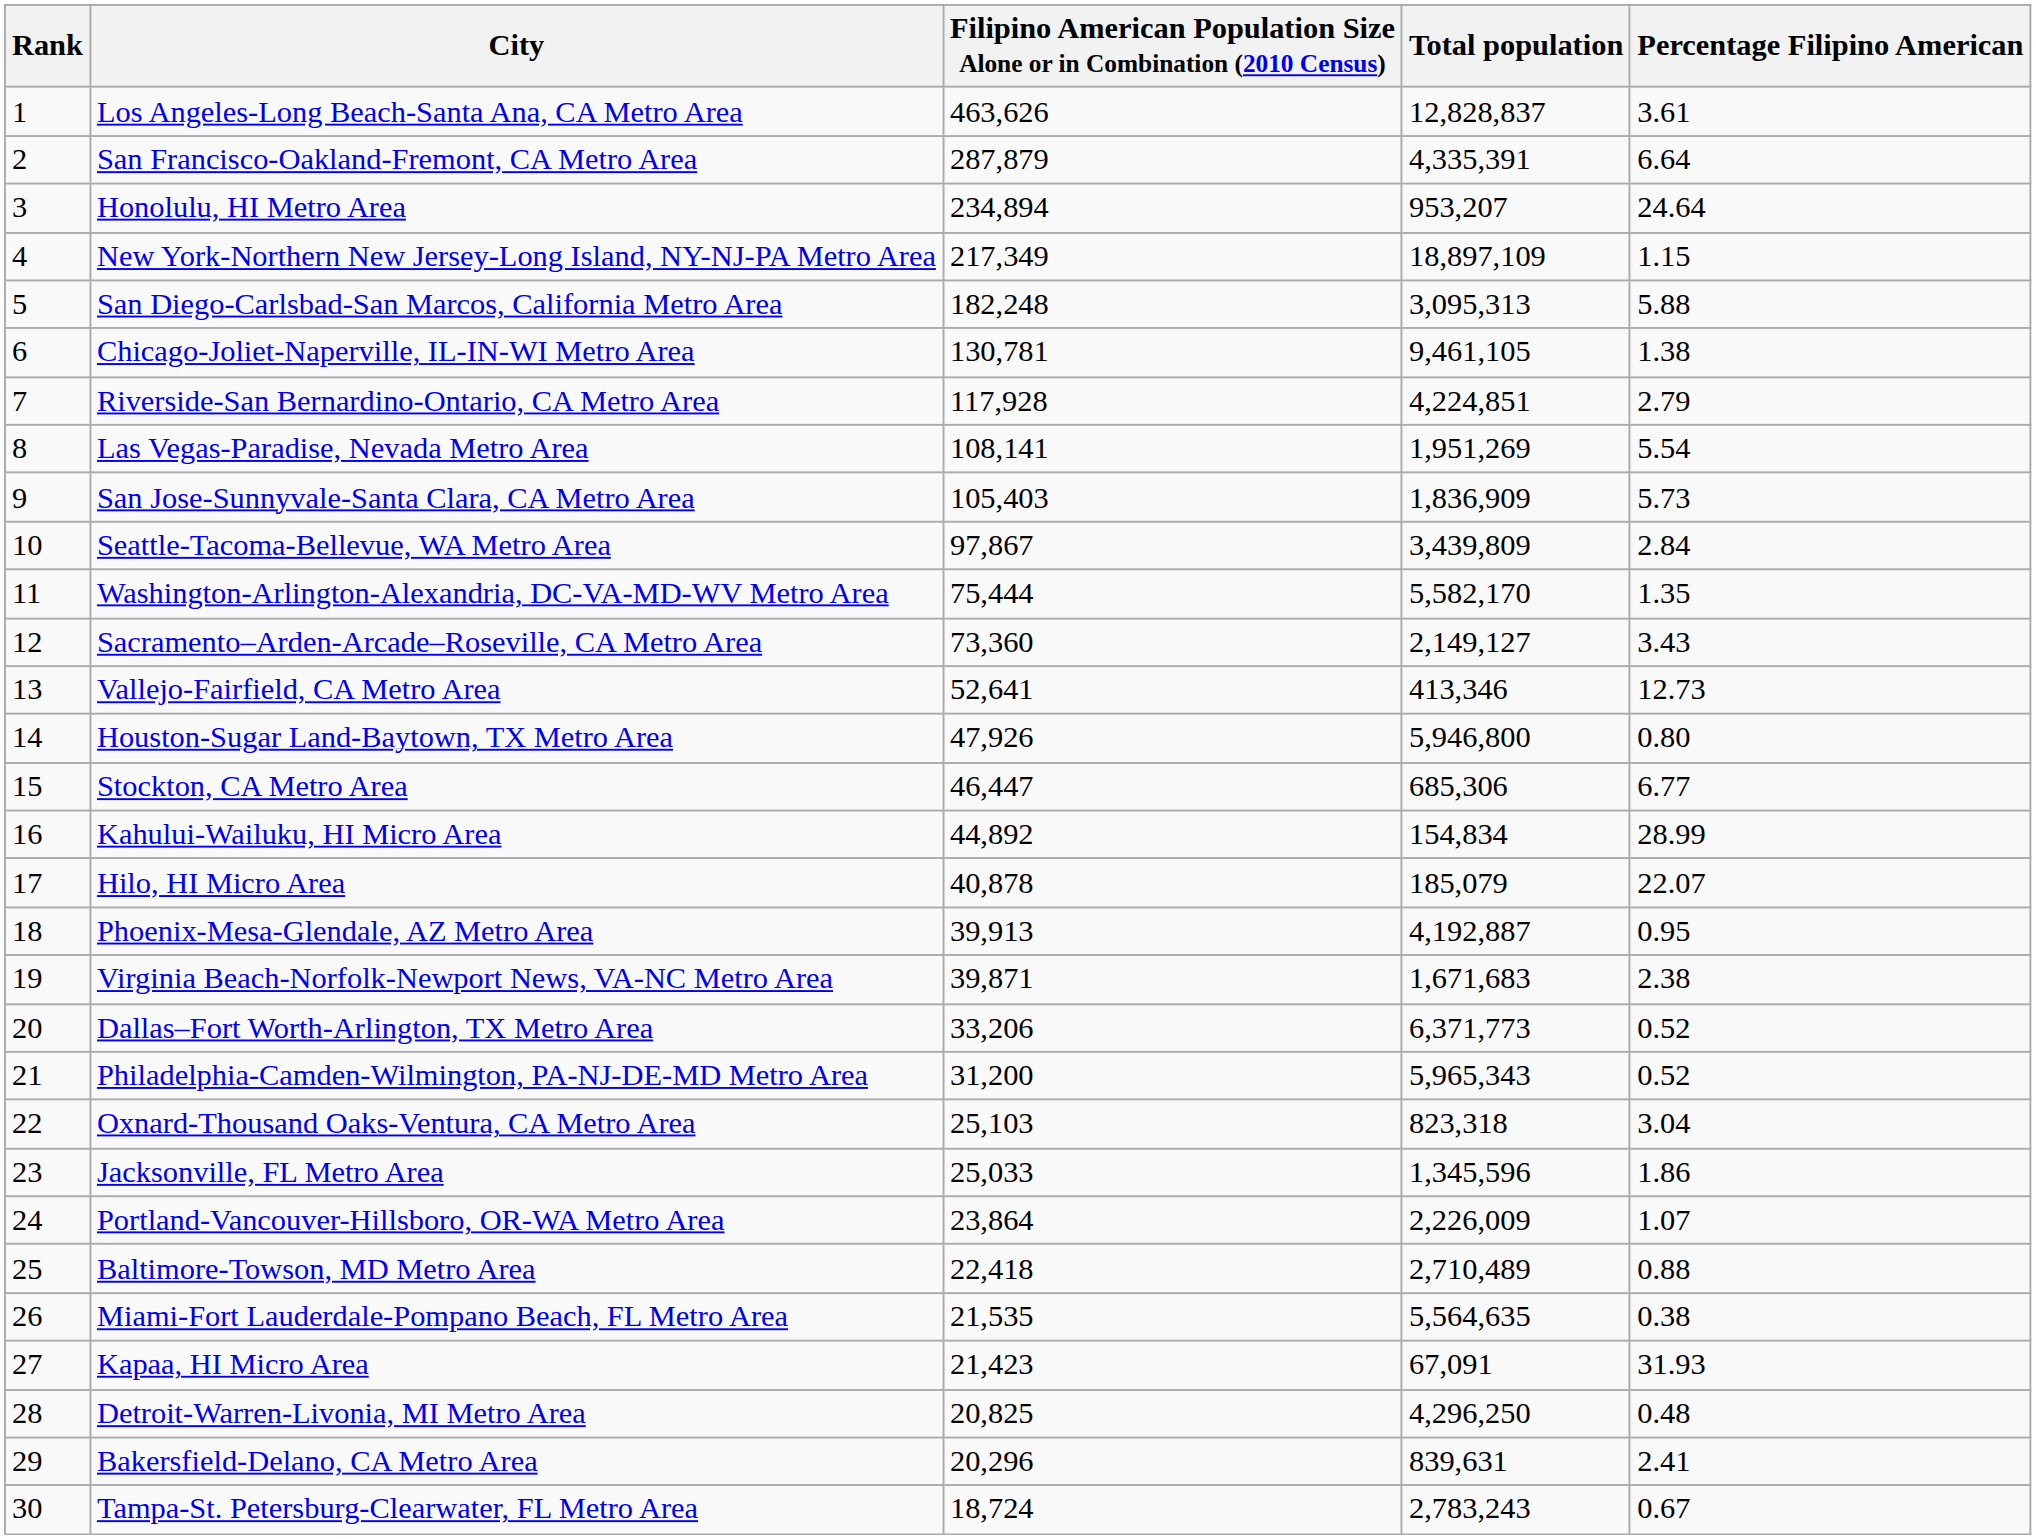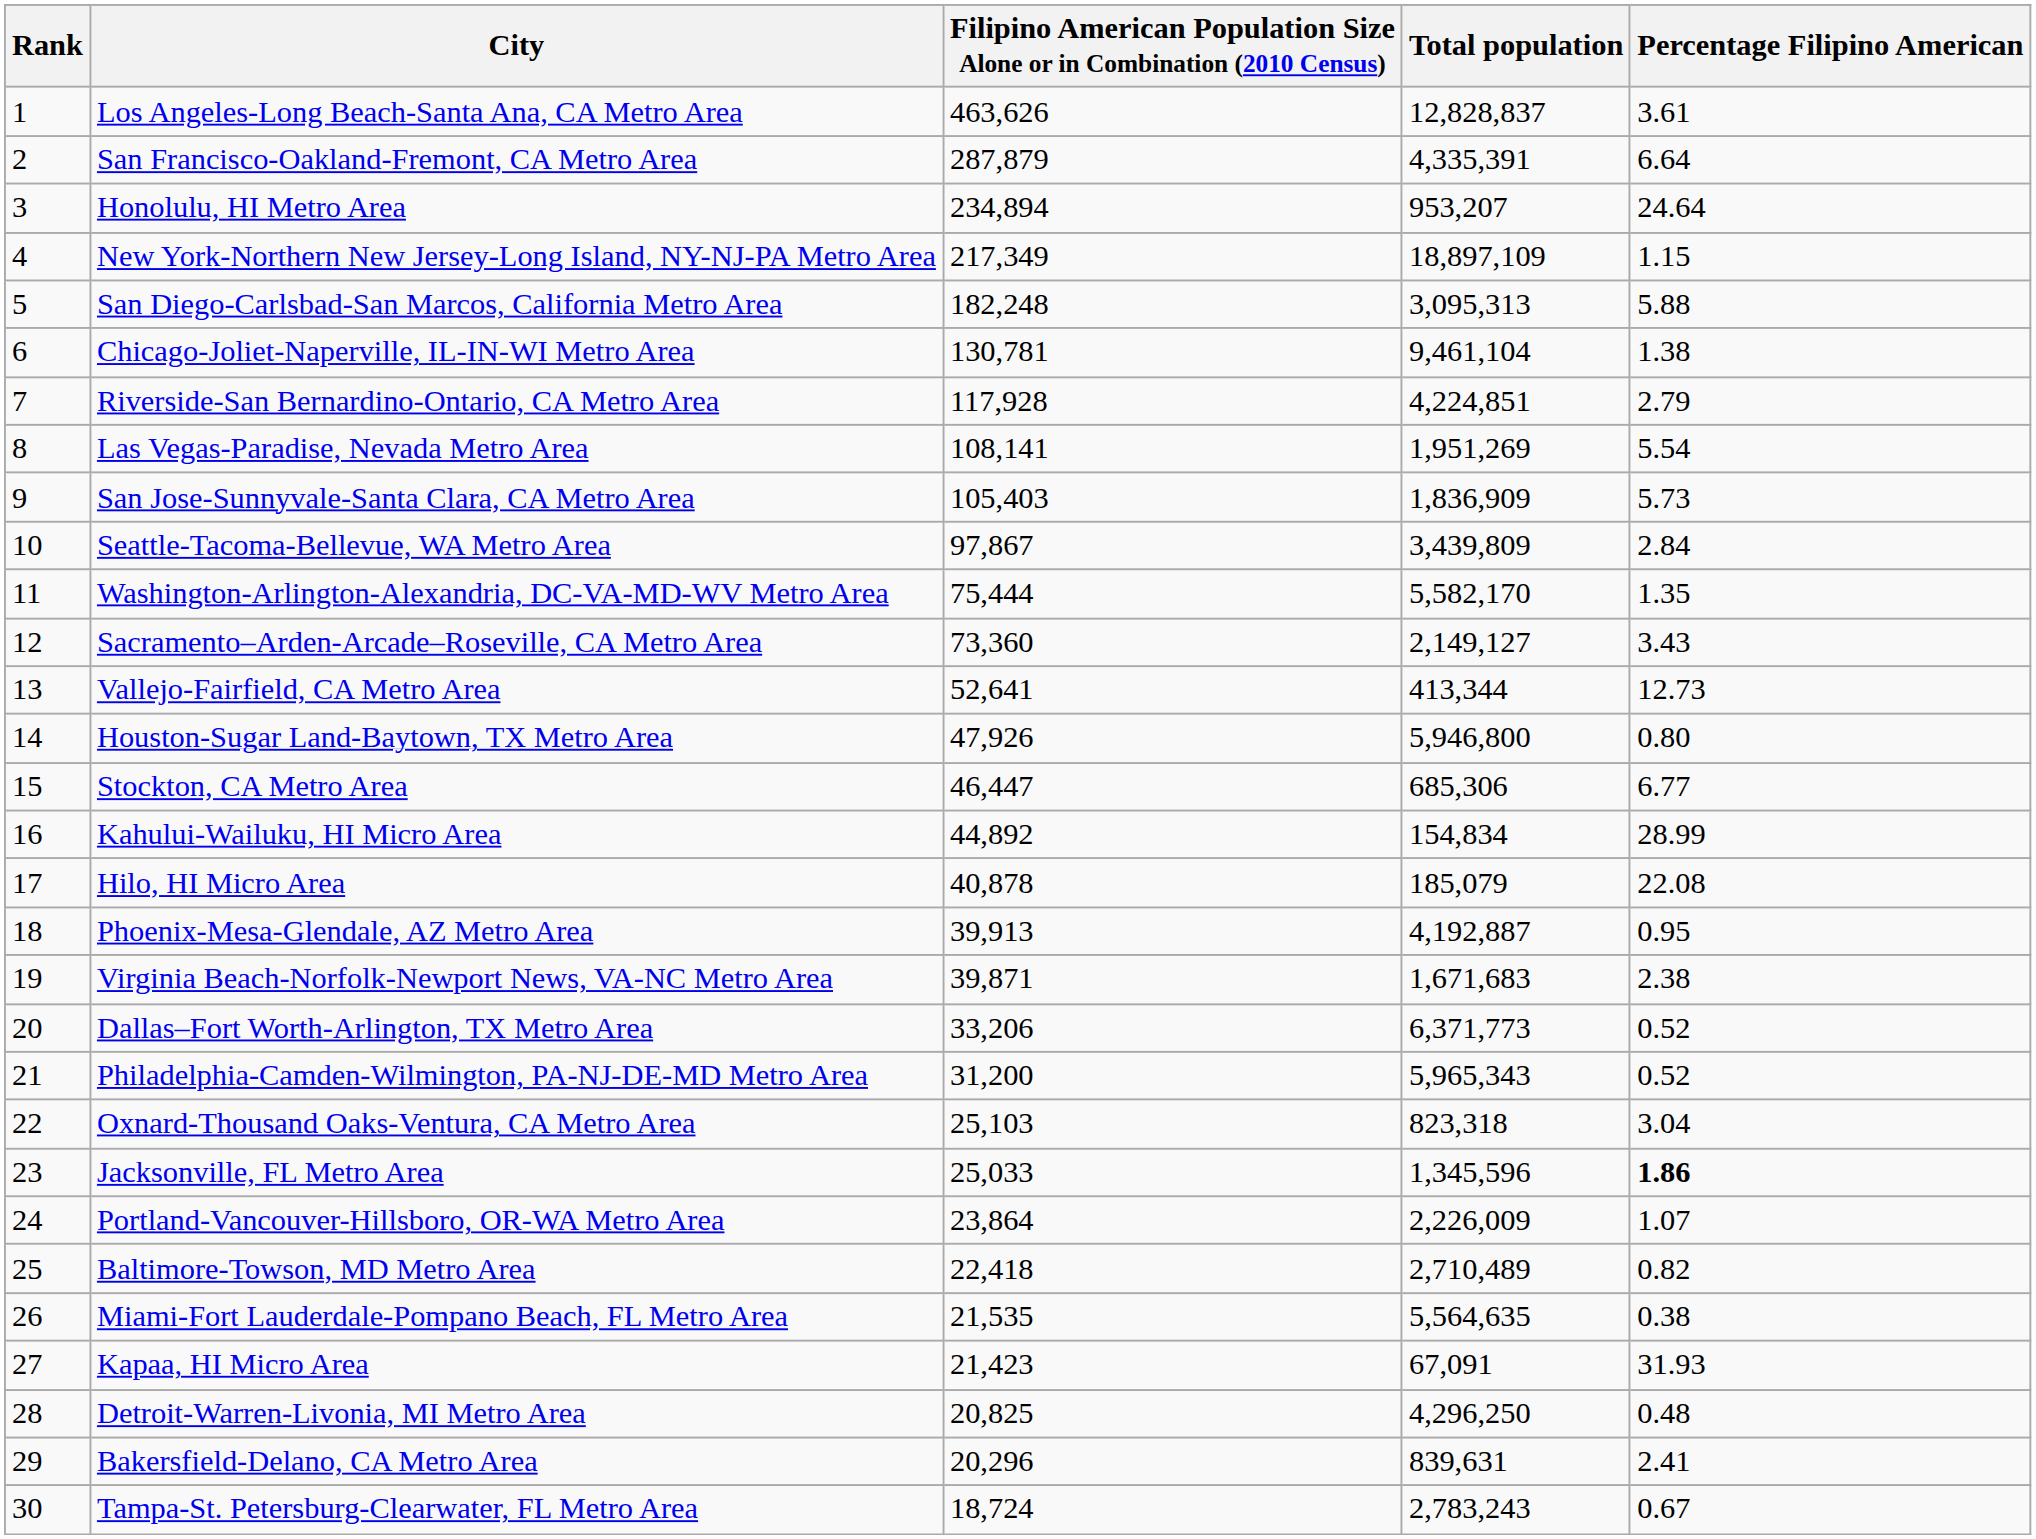(1470, 352) 9,461,105 -> (1470, 352) 9,461,104
(1458, 689) 413,346 -> (1458, 689) 413,344
(1672, 882) 22.07 -> (1672, 882) 22.08
(1664, 1171) normal -> (1664, 1171) bold
(1664, 1268) 0.88 -> (1664, 1268) 0.82
